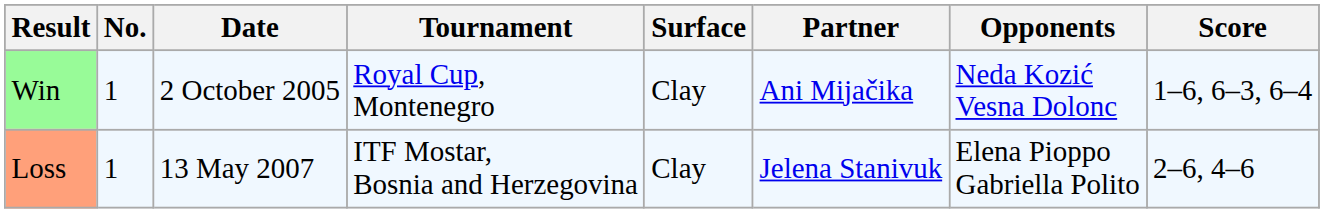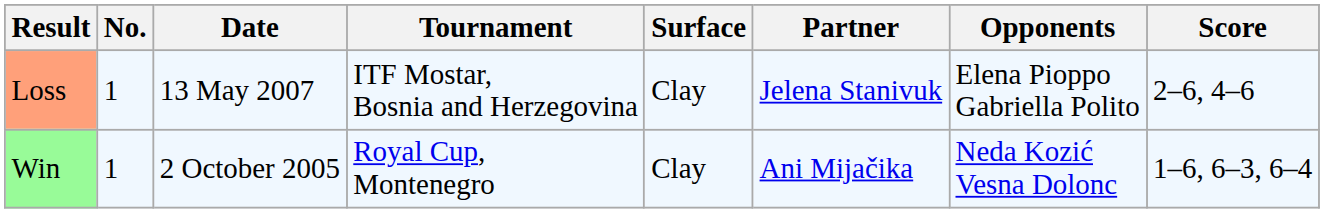rows swapped: (36, 89) <-> (39, 168)
